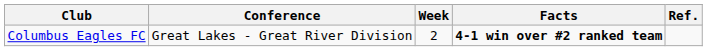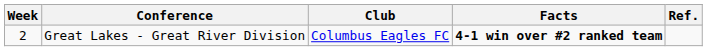columns swapped: (434, 15) <-> (77, 15)
